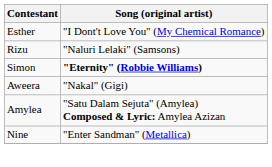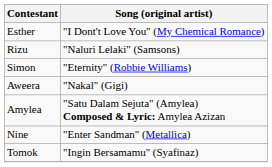(132, 68) bold -> (127, 68) normal
+ row: (22, 153)
